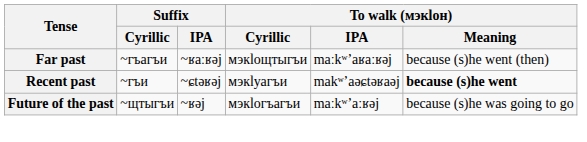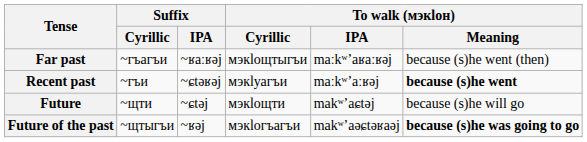(357, 81) makʷʼaəɕtəʁaəj -> (346, 81) maːkʷʼaːʁəj
+ row: (61, 103)
(346, 103) maːkʷʼaːʁəj -> (357, 125) makʷʼaəɕtəʁaəj
(490, 103) normal -> (493, 125) bold
